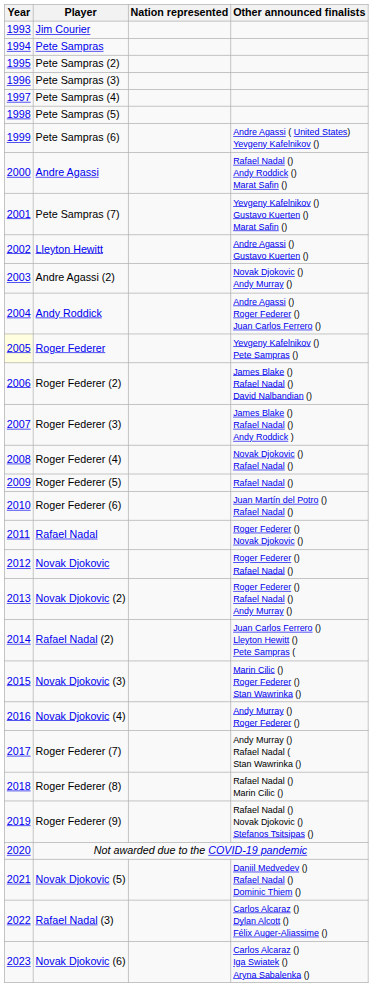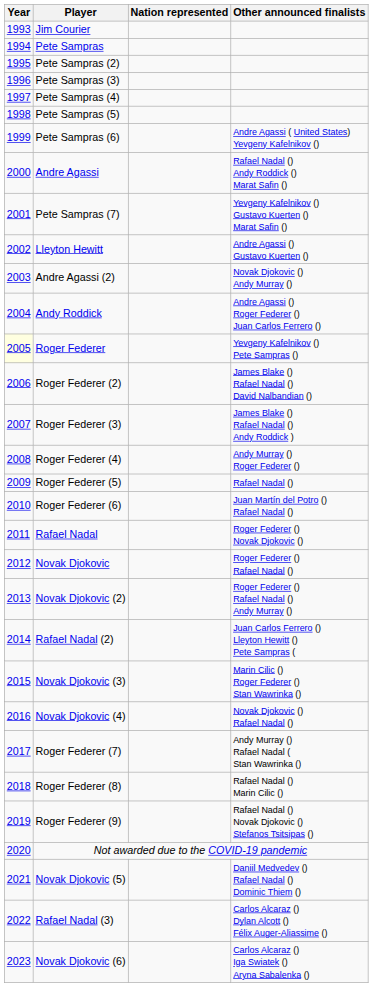(268, 460) Novak Djokovic () Rafael Nadal () -> (266, 460) Andy Murray () Roger Federer ()
(266, 717) Andy Murray () Roger Federer () -> (268, 717) Novak Djokovic () Rafael Nadal ()
